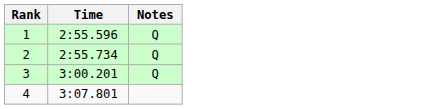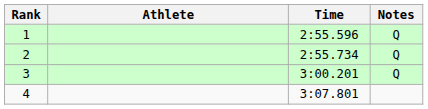+ column: (168, 14)
